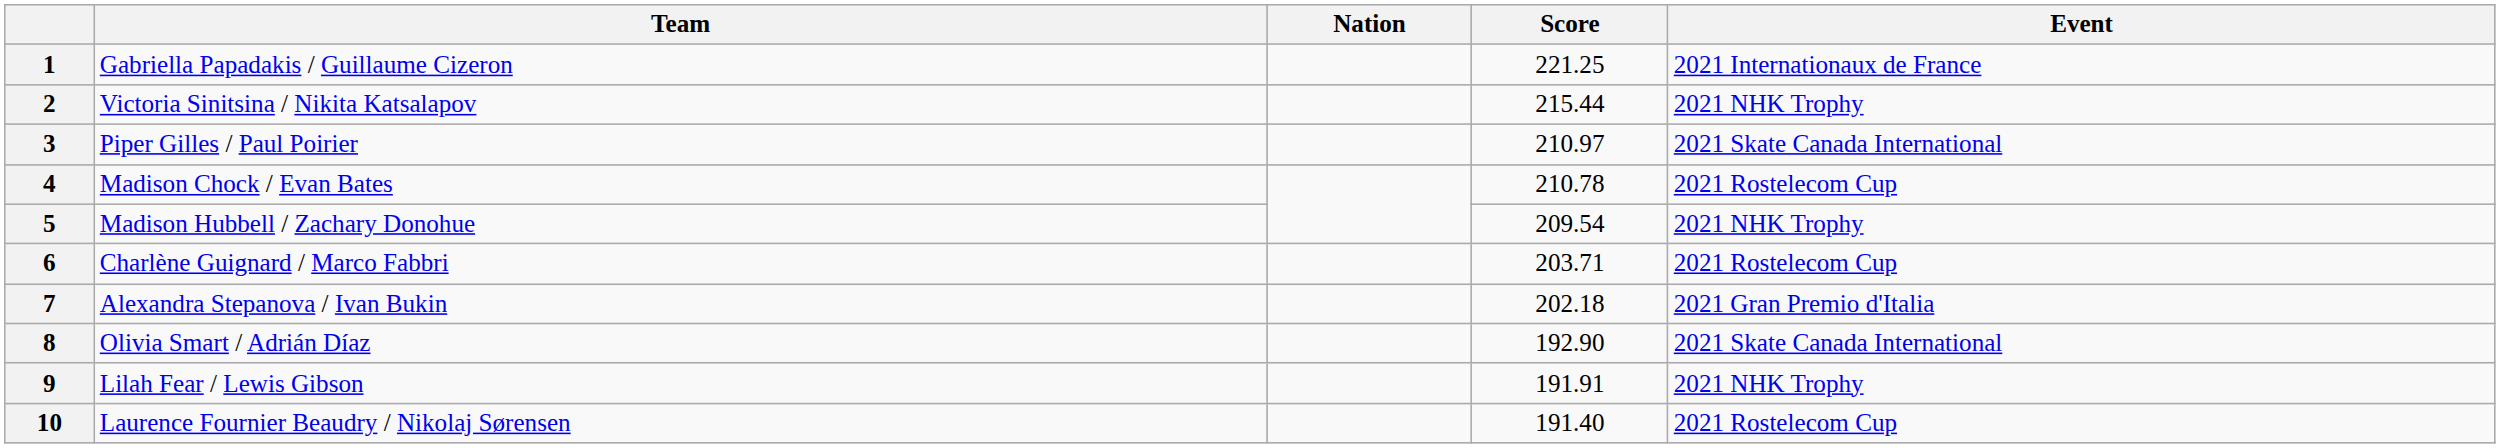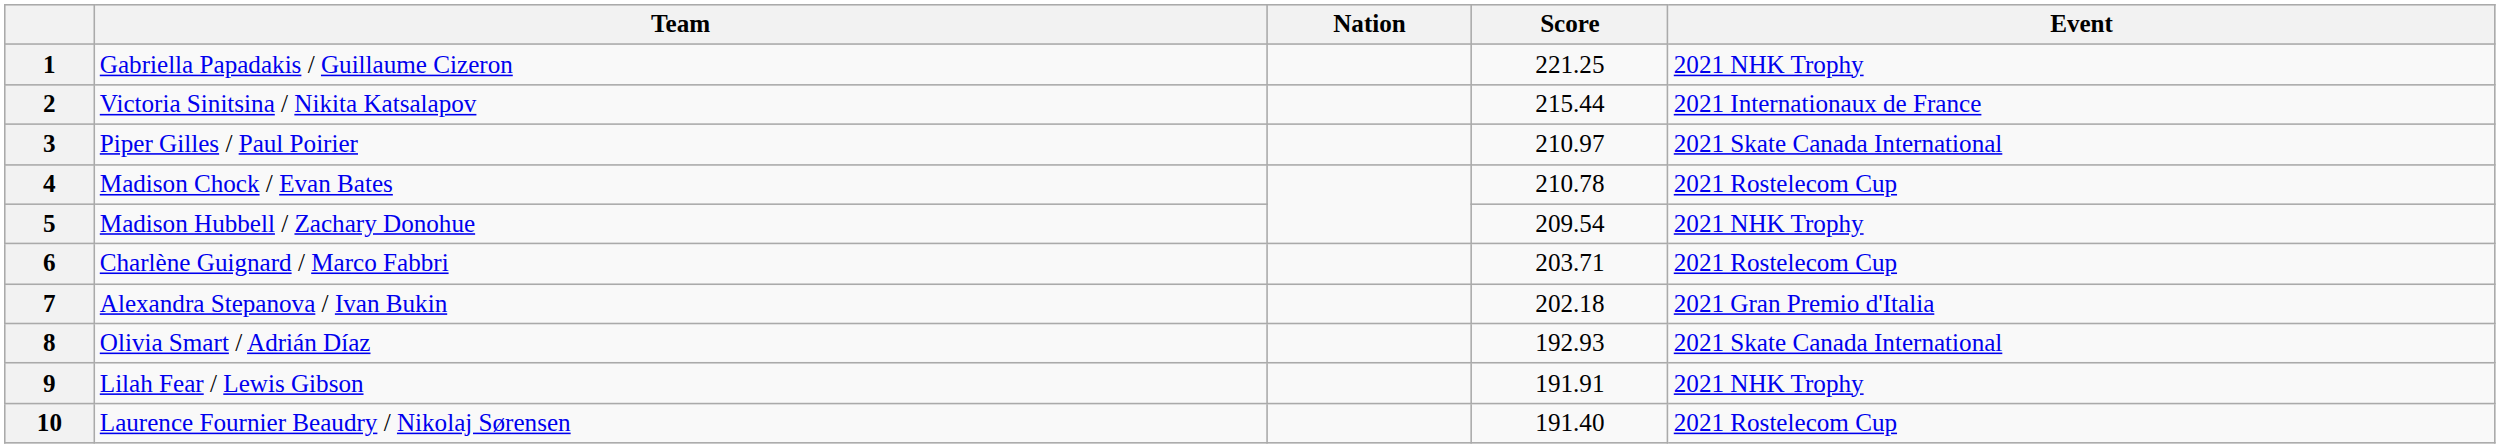(1828, 64) 2021 Internationaux de France -> (1769, 64) 2021 NHK Trophy
(1769, 104) 2021 NHK Trophy -> (1828, 104) 2021 Internationaux de France
(1570, 343) 192.90 -> (1570, 343) 192.93
